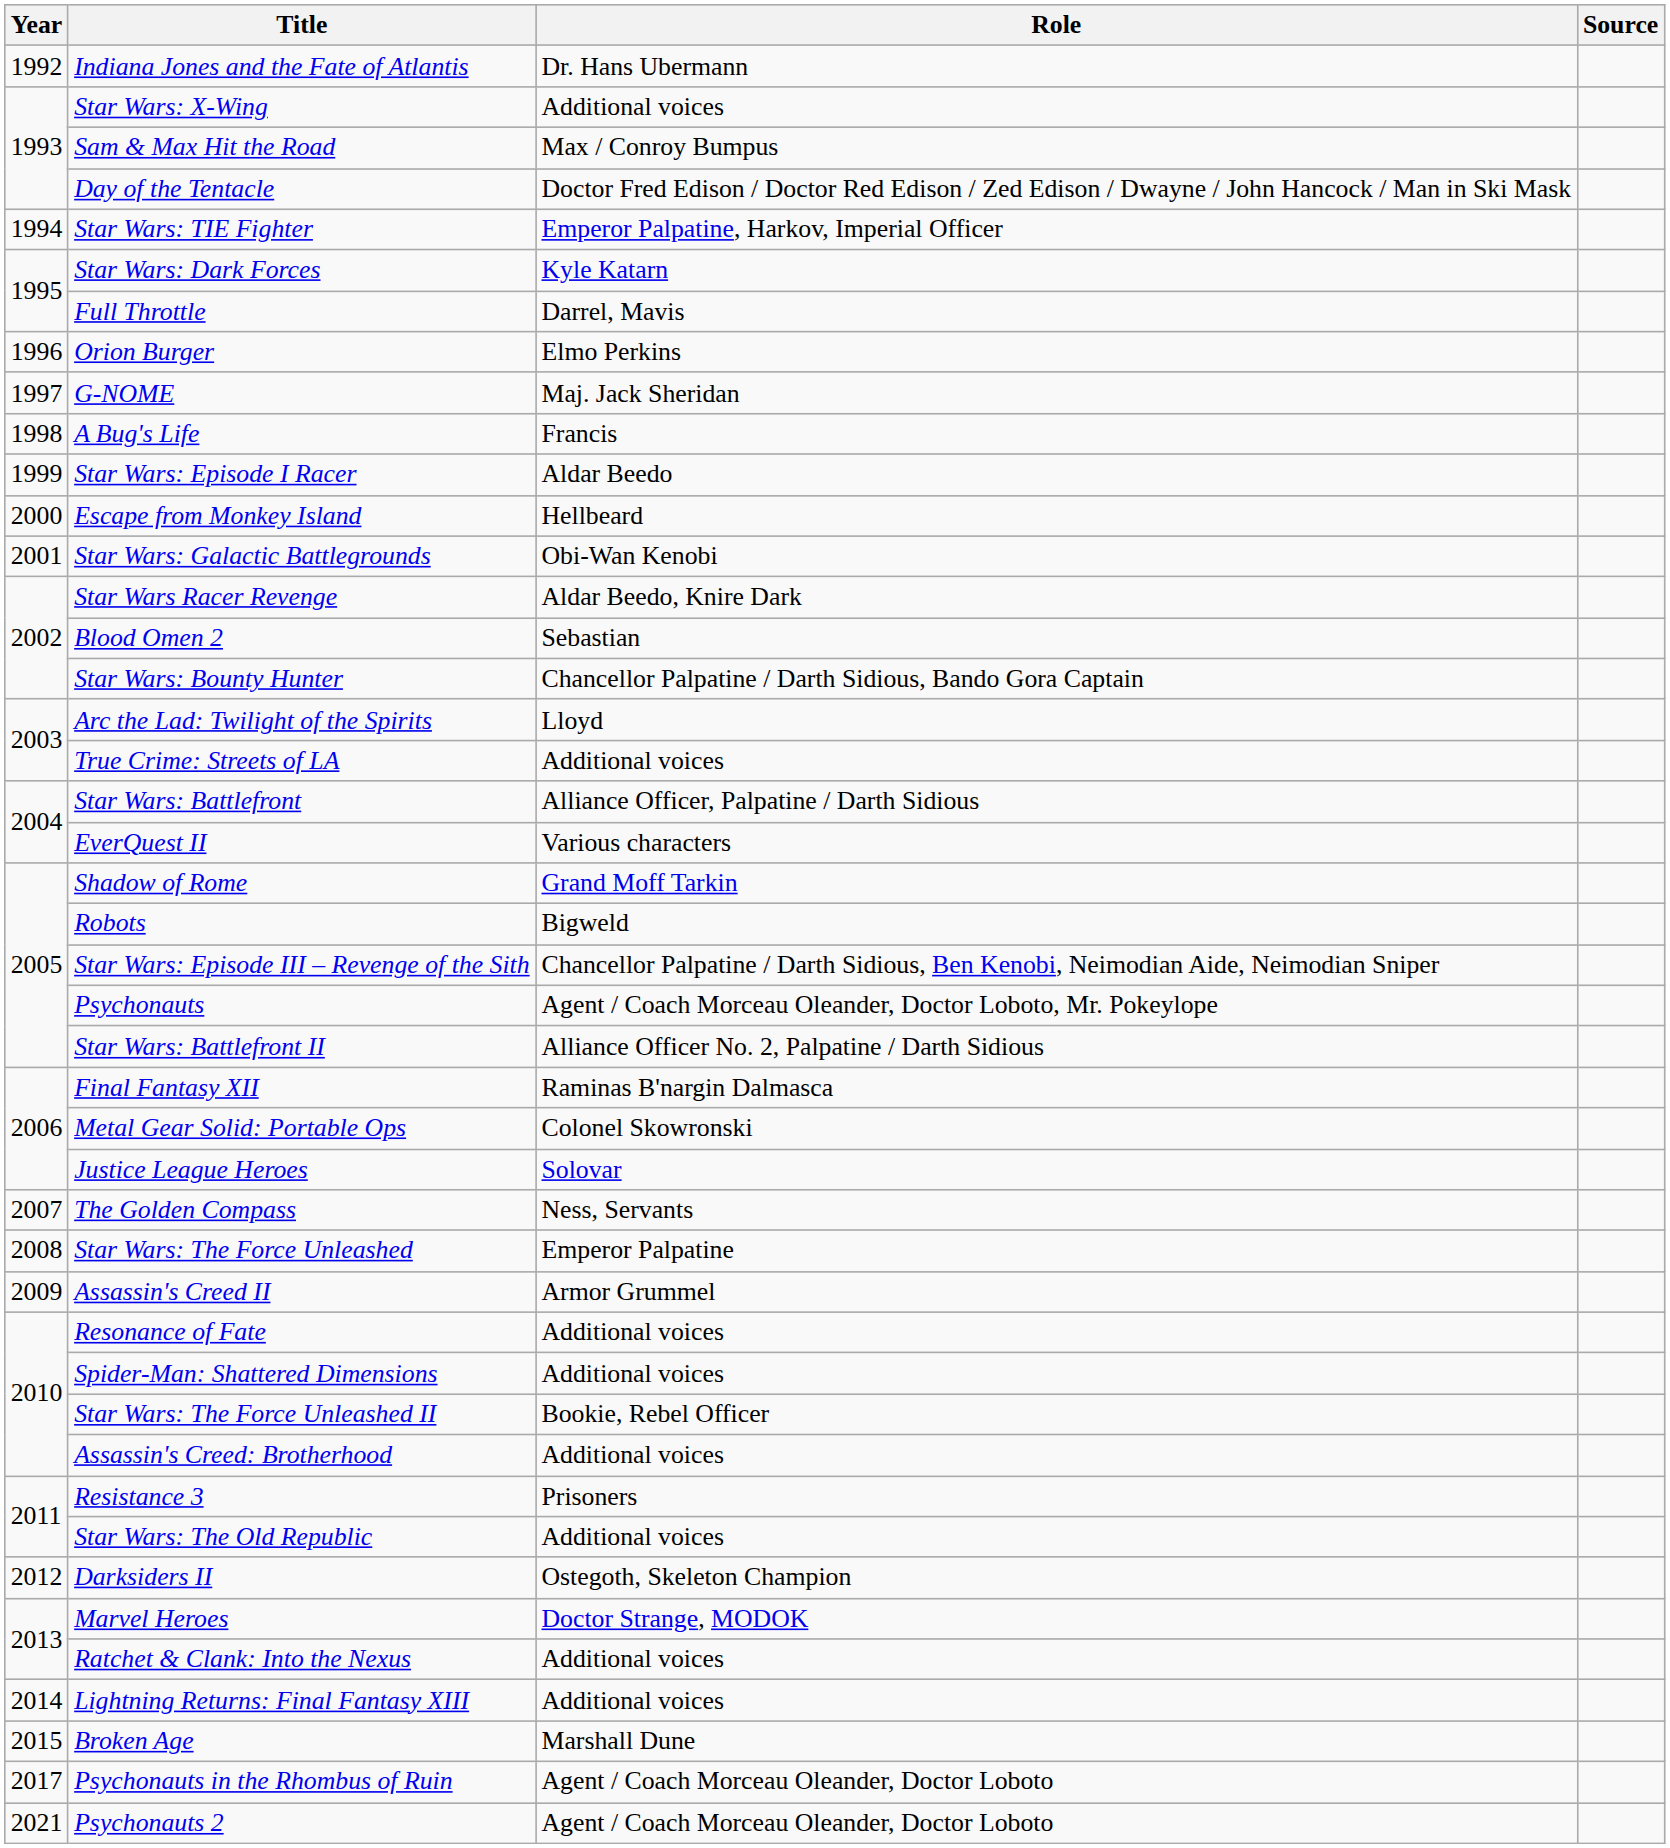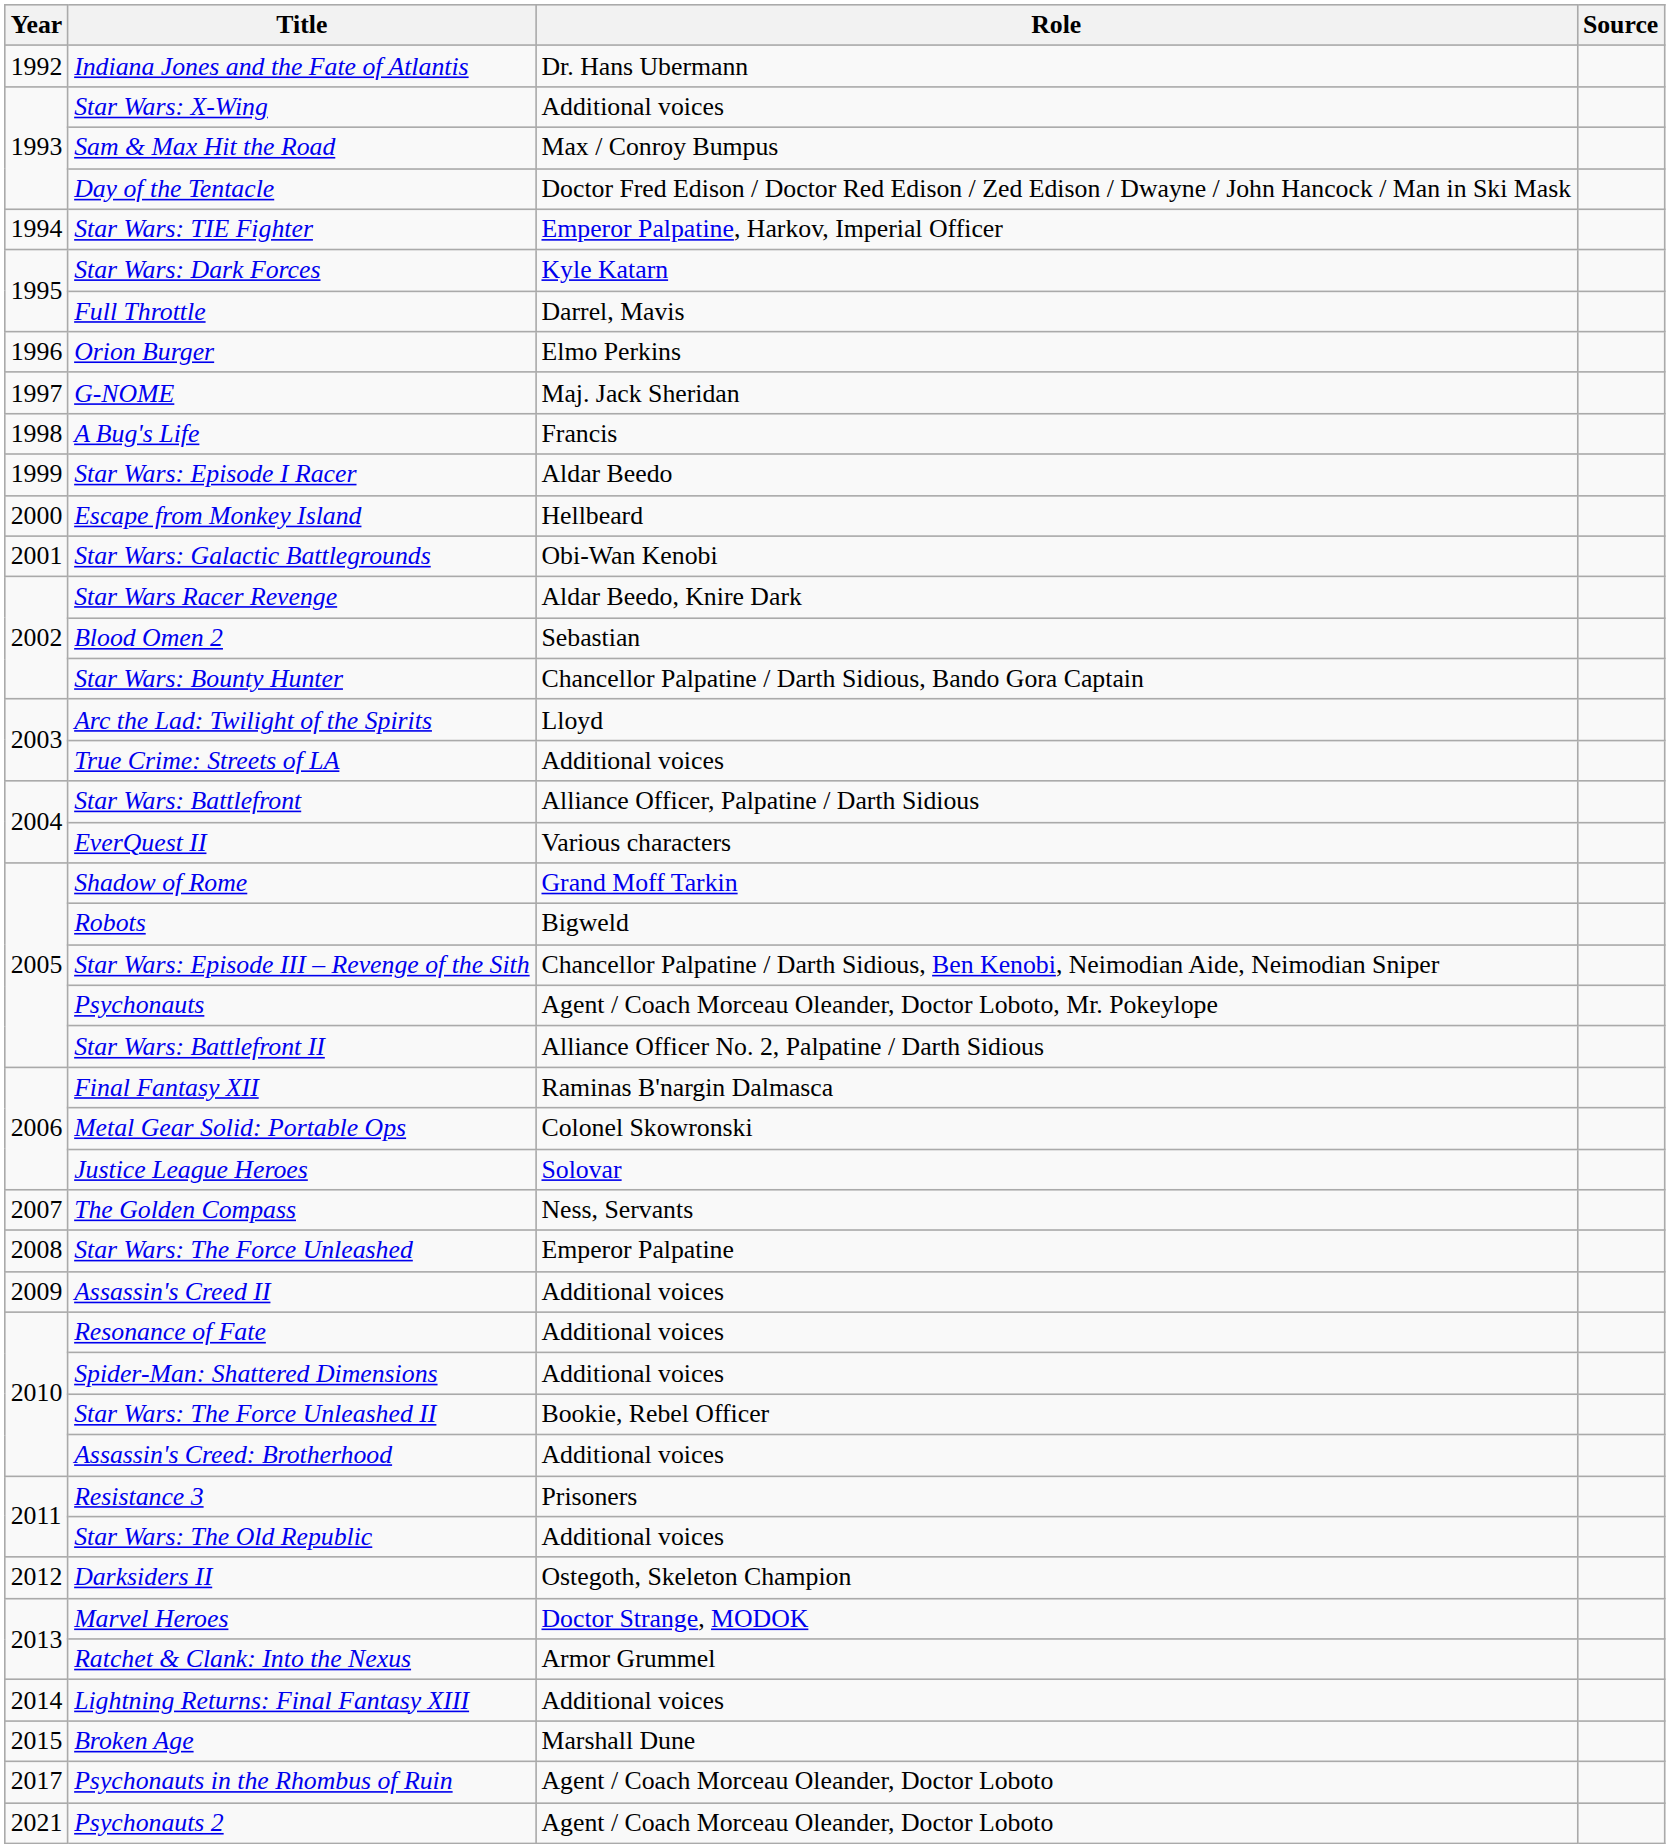(628, 1291) Armor Grummel -> (633, 1291) Additional voices
(633, 1659) Additional voices -> (628, 1659) Armor Grummel
